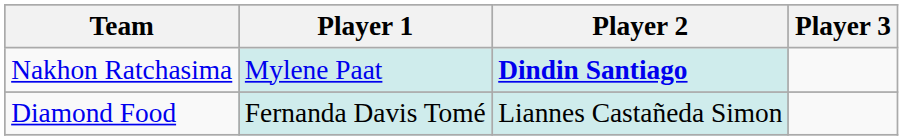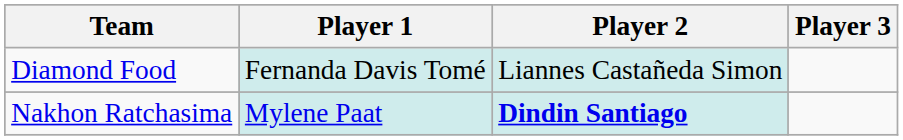rows swapped: (122, 69) <-> (94, 112)
